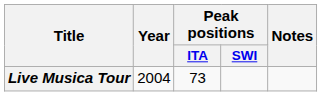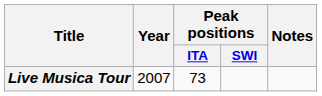(154, 78) 2004 -> (154, 78) 2007
